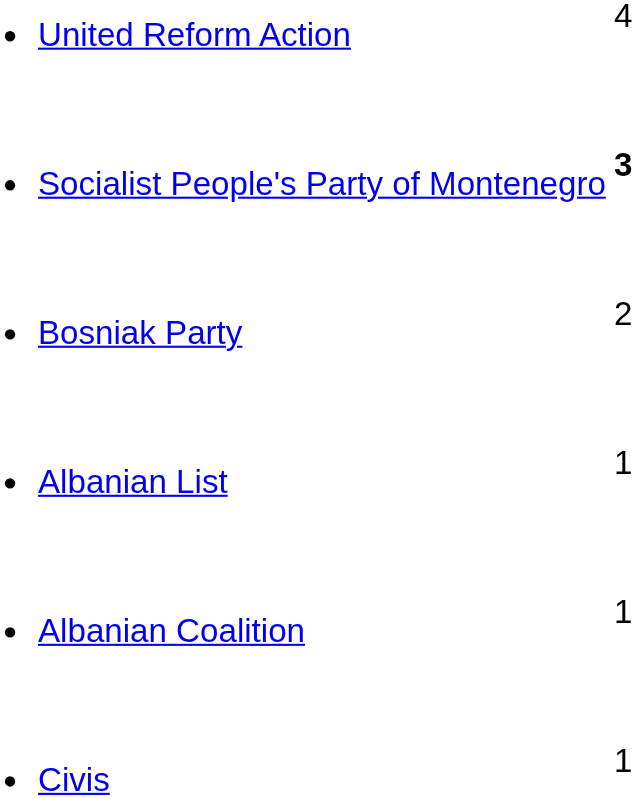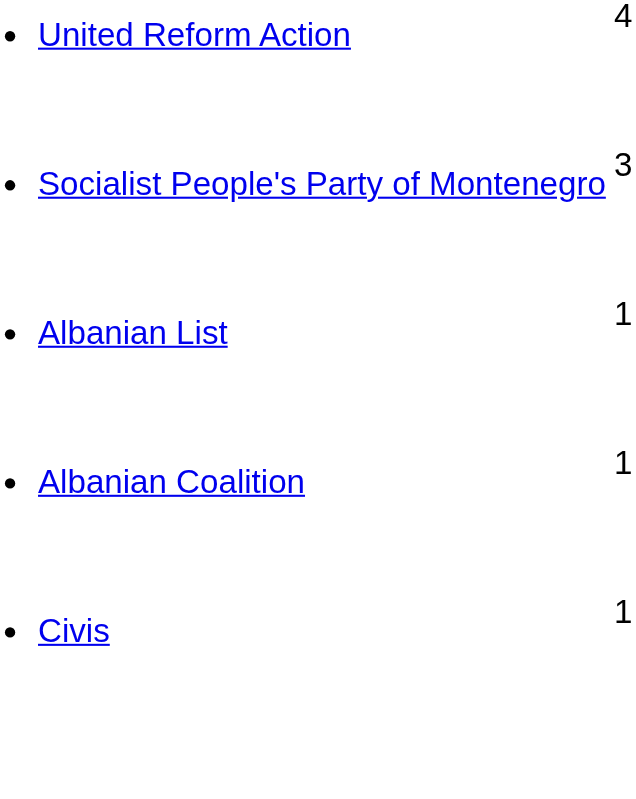(623, 166) bold -> (623, 166) normal
- row: (281, 333)
